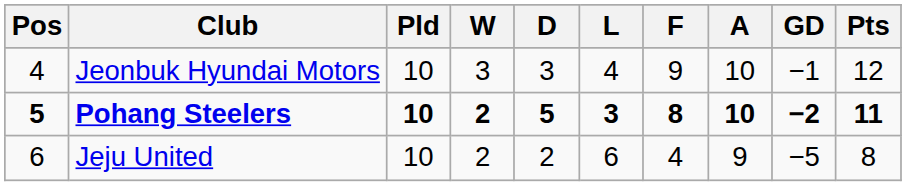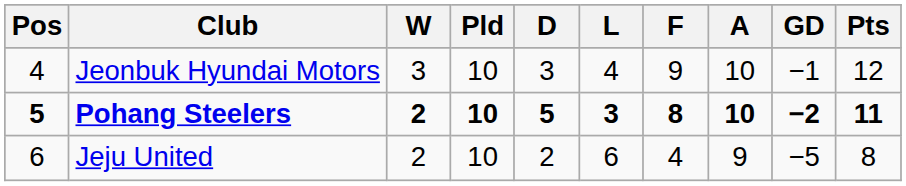columns swapped: (418, 26) <-> (483, 26)
